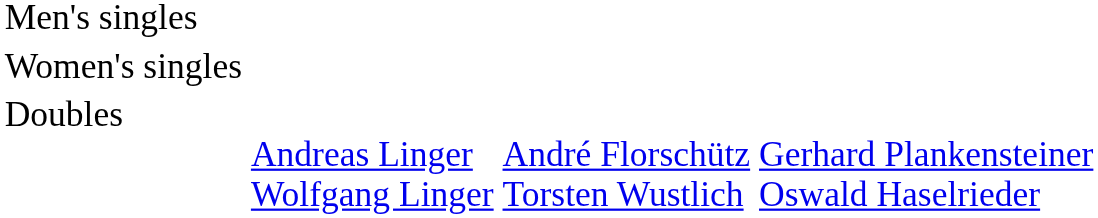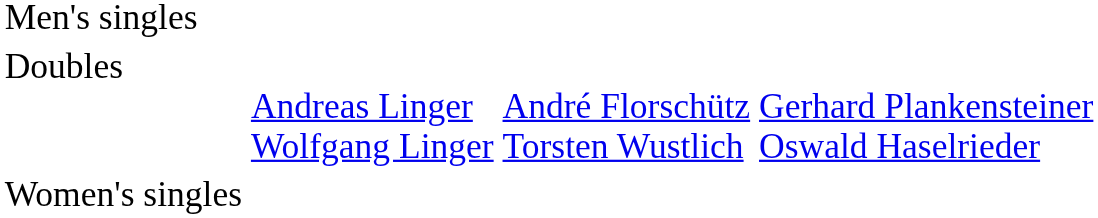rows swapped: (123, 65) <-> (64, 114)
